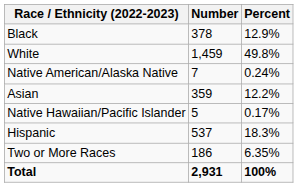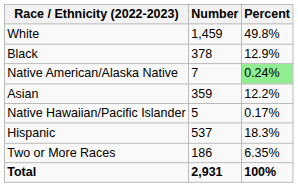rows swapped: (23, 53) <-> (23, 34)
(262, 73) no background -> (262, 73) lightgreen background
